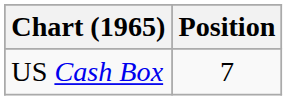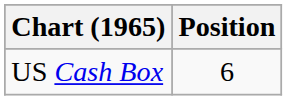(227, 71) 7 -> (227, 71) 6
